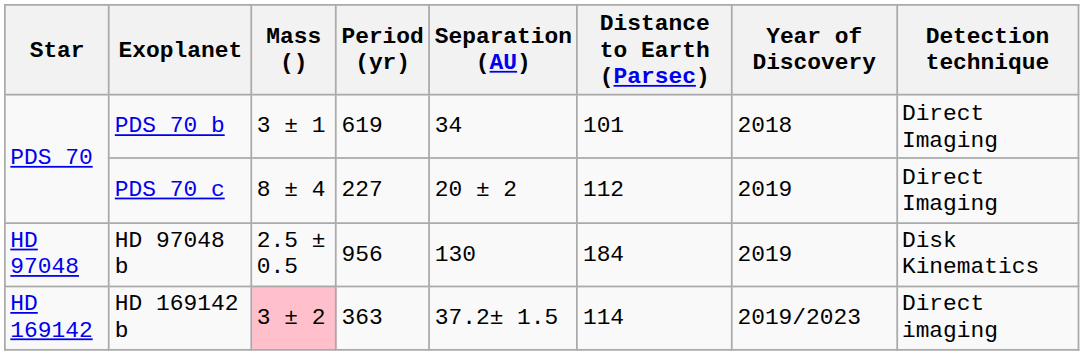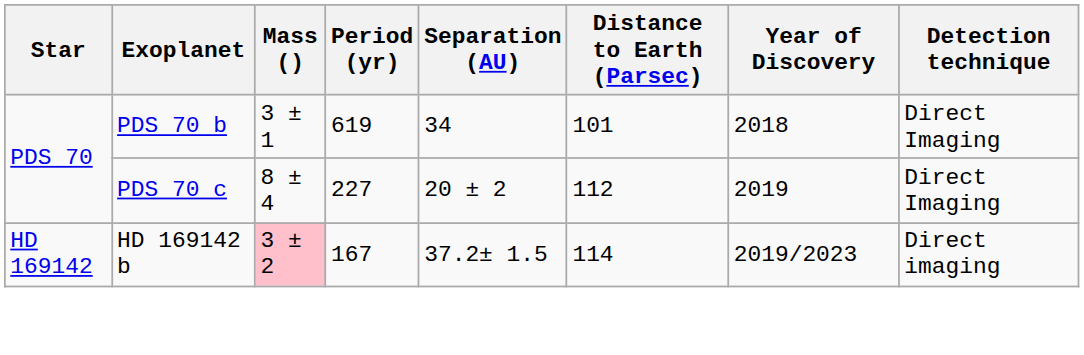- row: (170, 254)
(362, 318) 363 -> (352, 254) 167
